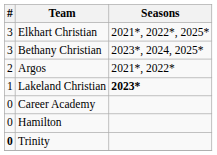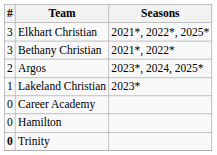(157, 50) 2023*, 2024, 2025* -> (143, 50) 2021*, 2022*
(143, 68) 2021*, 2022* -> (157, 68) 2023*, 2024, 2025*
(126, 86) bold -> (126, 86) normal
